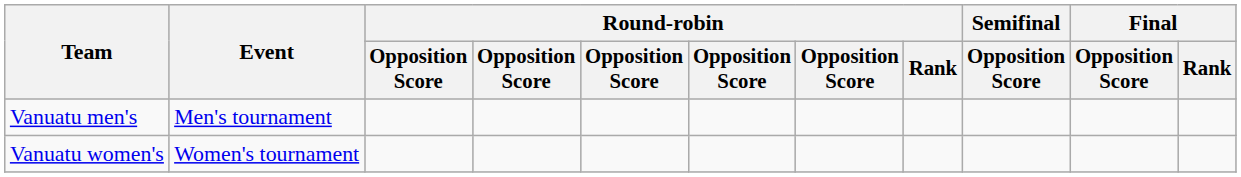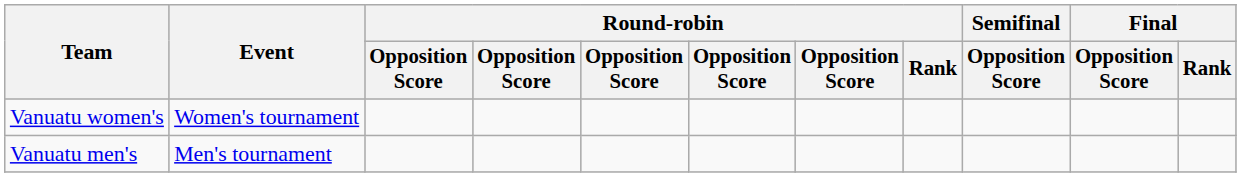rows swapped: (74, 117) <-> (87, 153)
